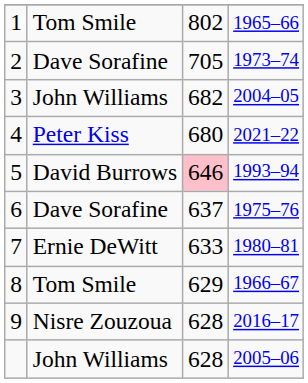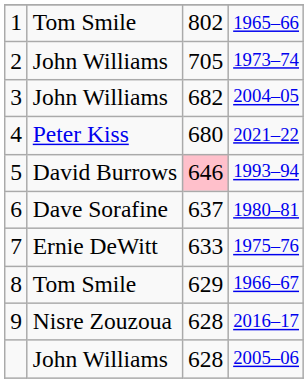(100, 60) Dave Sorafine -> (100, 60) John Williams
(266, 209) 1975–76 -> (266, 209) 1980–81
(266, 246) 1980–81 -> (266, 246) 1975–76
